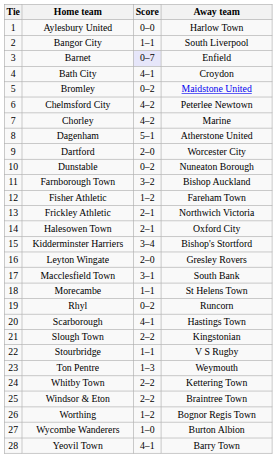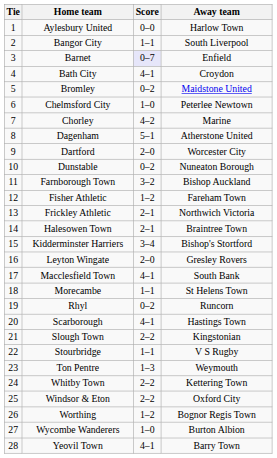(147, 105) 4–2 -> (147, 105) 1–0
(217, 228) Oxford City -> (217, 228) Braintree Town
(147, 275) 3–1 -> (147, 275) 4–1
(217, 399) Braintree Town -> (217, 399) Oxford City
